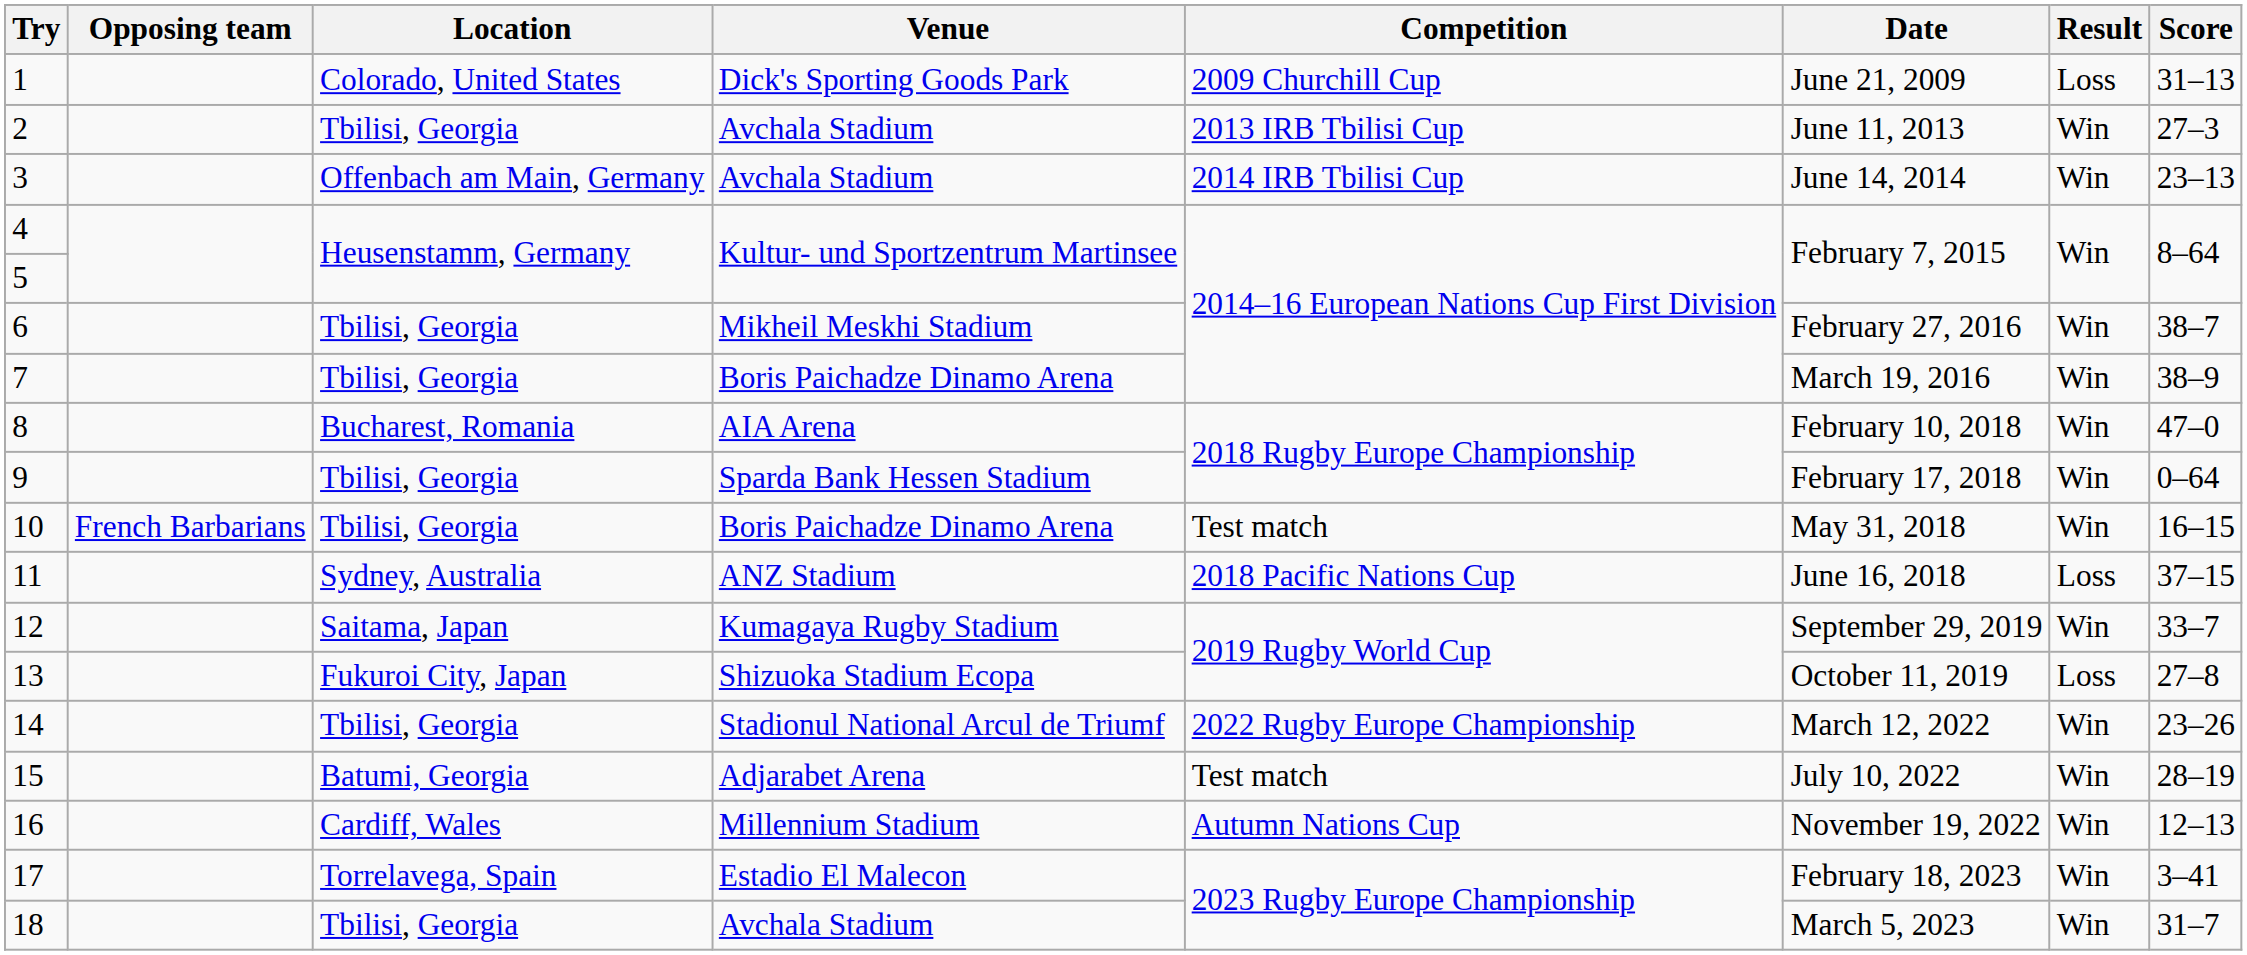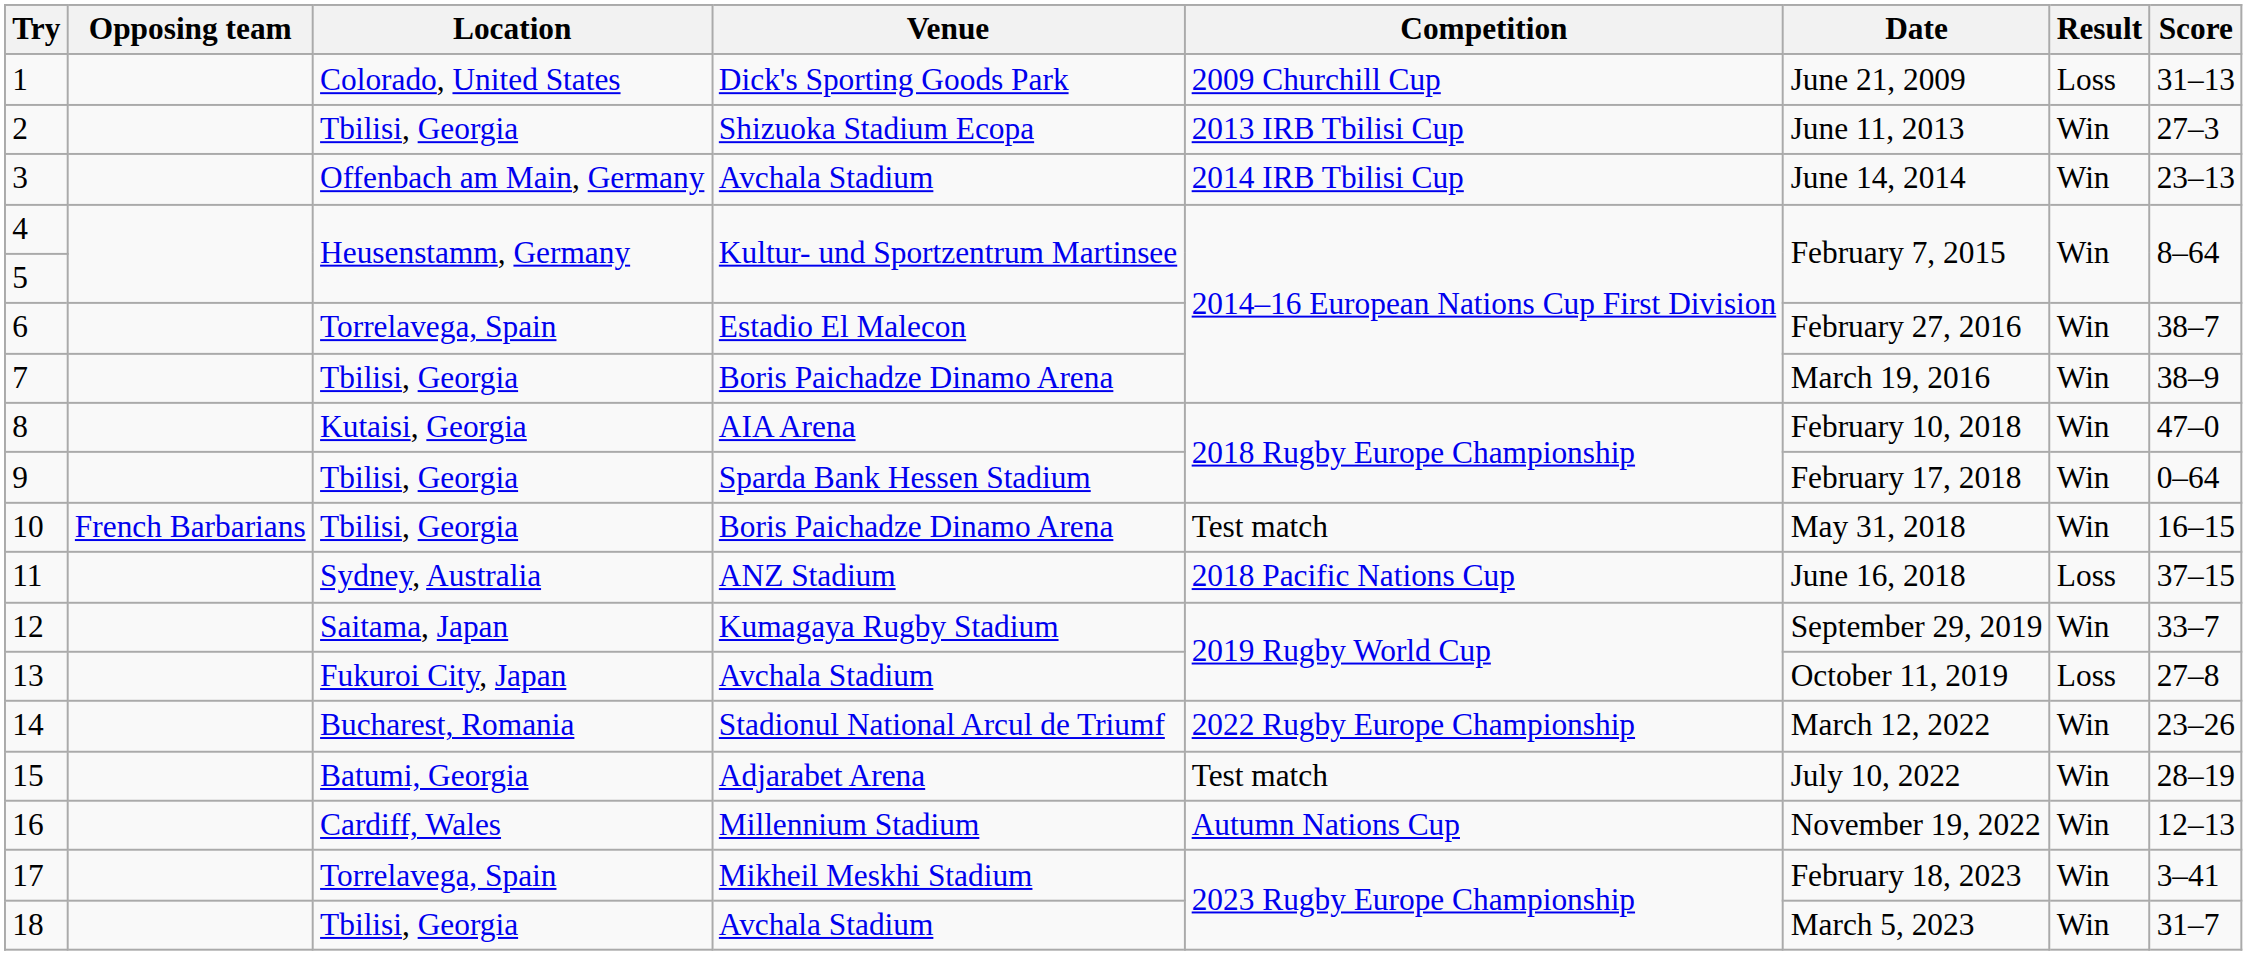(826, 128) Avchala Stadium -> (876, 128) Shizuoka Stadium Ecopa
(419, 327) Tbilisi, Georgia -> (438, 327) Torrelavega, Spain
(876, 327) Mikheil Meskhi Stadium -> (843, 327) Estadio El Malecon
(447, 427) Bucharest, Romania -> (423, 427) Kutaisi, Georgia
(876, 675) Shizuoka Stadium Ecopa -> (826, 675) Avchala Stadium
(419, 725) Tbilisi, Georgia -> (447, 725) Bucharest, Romania
(843, 874) Estadio El Malecon -> (876, 874) Mikheil Meskhi Stadium
